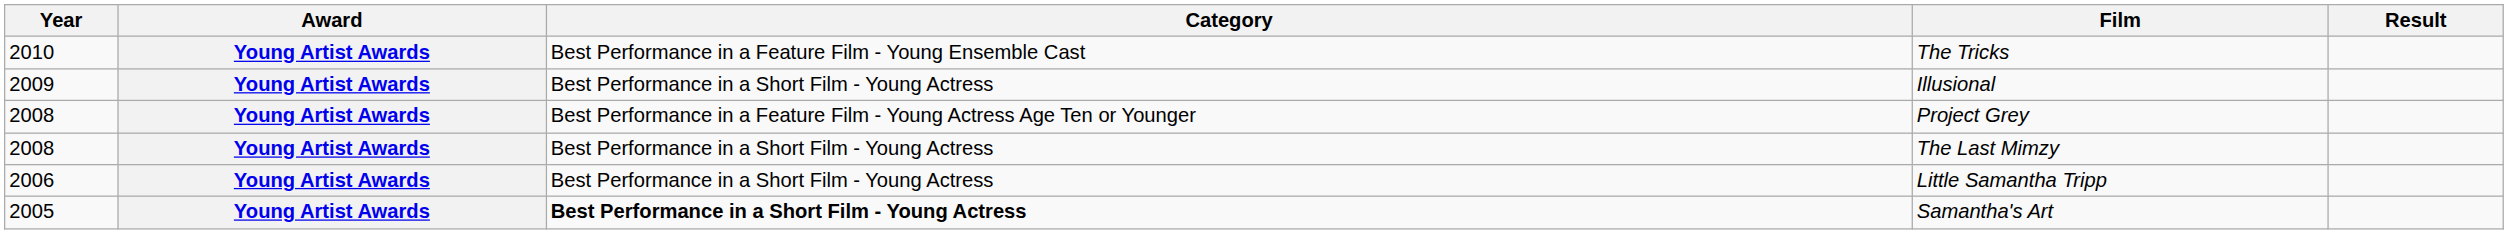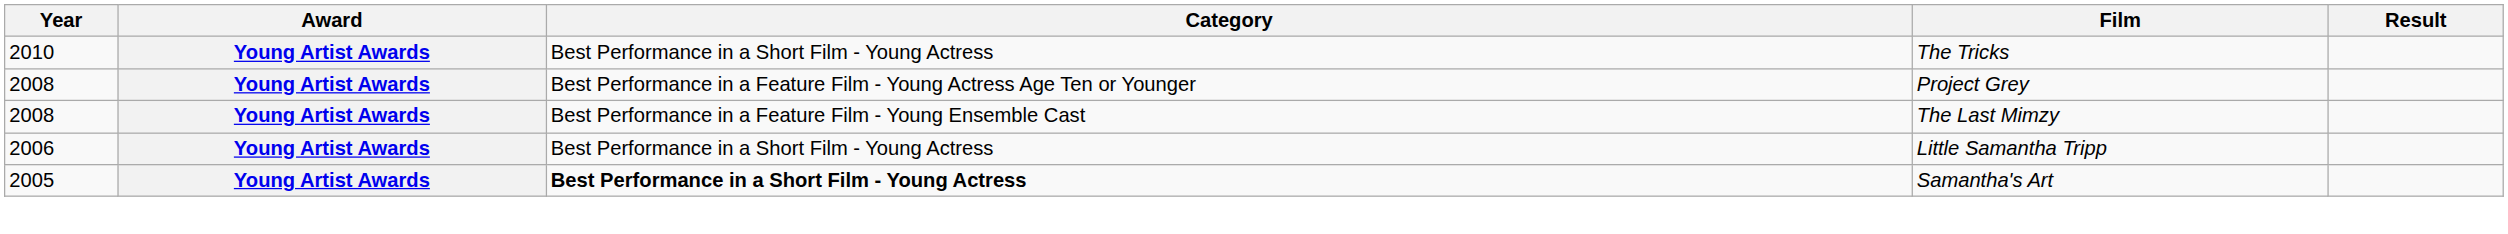(818, 52) Best Performance in a Feature Film - Young Ensemble Cast -> (772, 52) Best Performance in a Short Film - Young Actress
- row: (1956, 84)
(772, 148) Best Performance in a Short Film - Young Actress -> (818, 116) Best Performance in a Feature Film - Young Ensemble Cast
